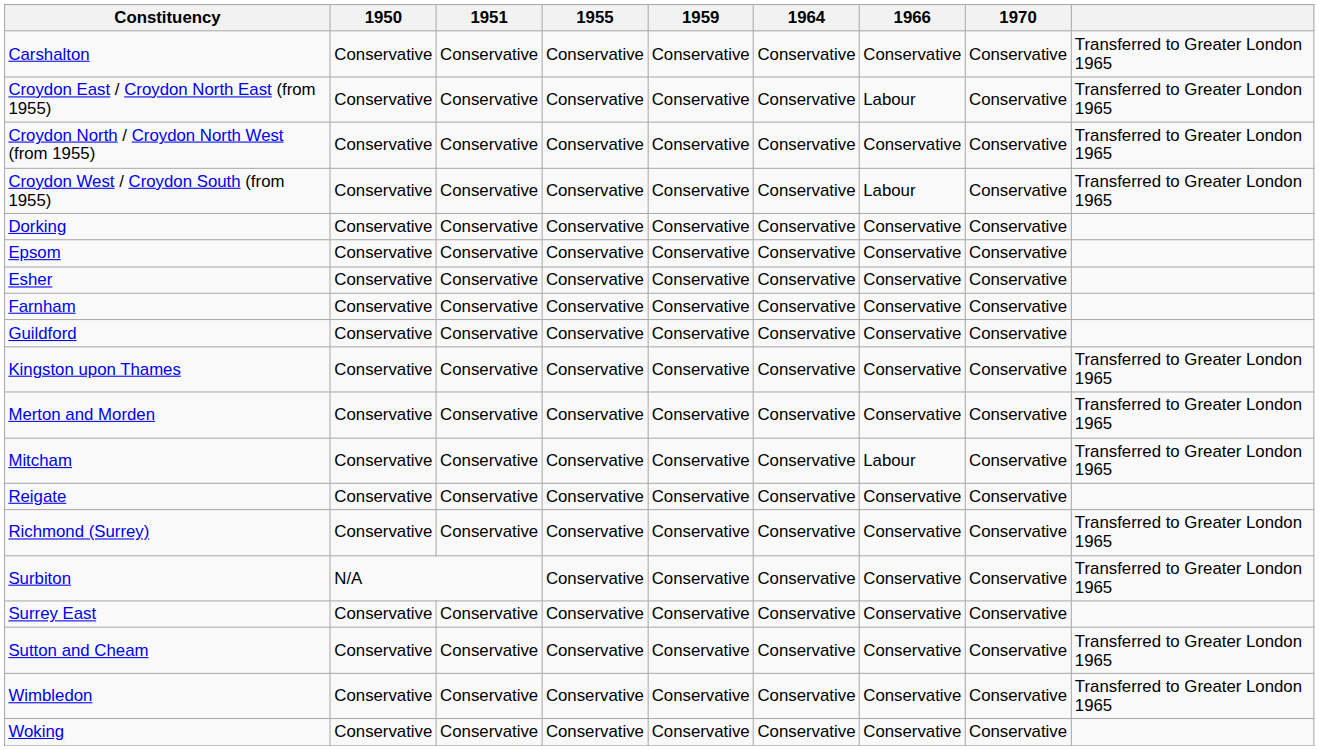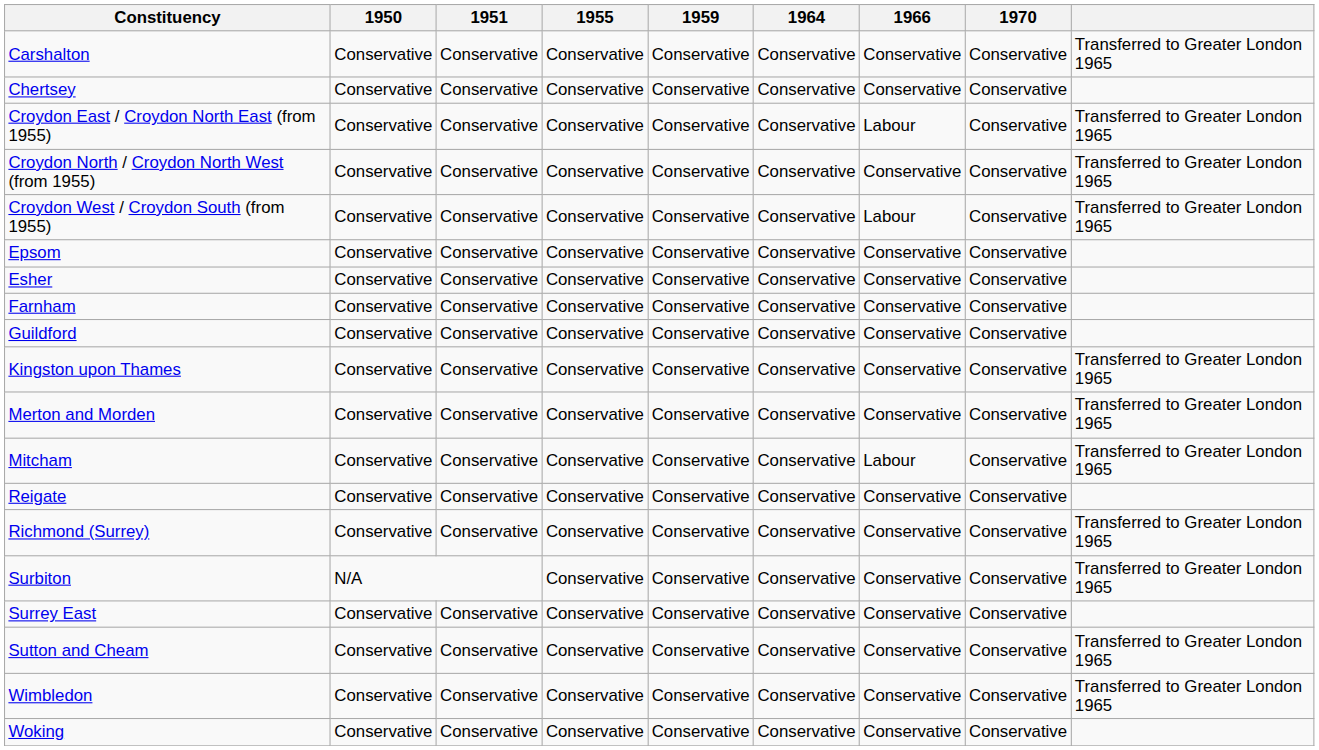+ row: (42, 90)
- row: (37, 226)
